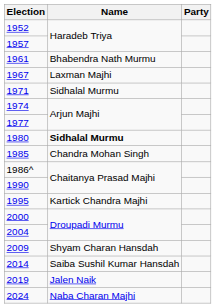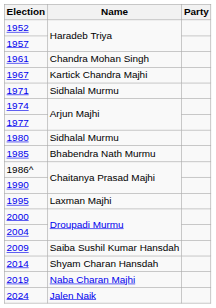(103, 59) Bhabendra Nath Murmu -> (99, 59) Chandra Mohan Singh
(81, 75) Laxman Majhi -> (99, 75) Kartick Chandra Majhi
(87, 138) bold -> (84, 138) normal
(99, 153) Chandra Mohan Singh -> (103, 153) Bhabendra Nath Murmu
(99, 201) Kartick Chandra Majhi -> (81, 201) Laxman Majhi
(104, 248) Shyam Charan Hansdah -> (115, 248) Saiba Sushil Kumar Hansdah
(115, 264) Saiba Sushil Kumar Hansdah -> (104, 264) Shyam Charan Hansdah
(73, 279) Jalen Naik -> (92, 279) Naba Charan Majhi
(92, 295) Naba Charan Majhi -> (73, 295) Jalen Naik
